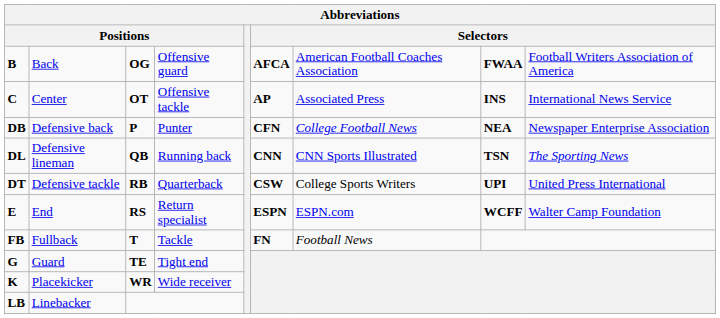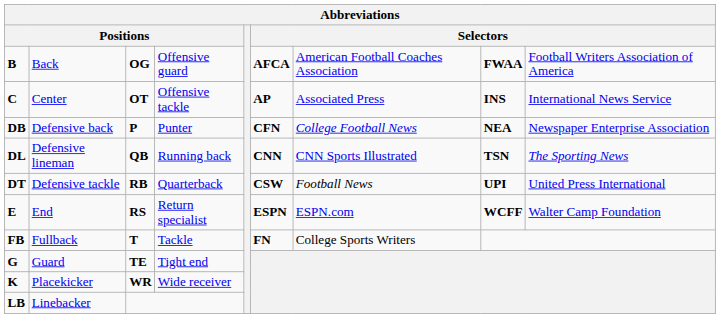(356, 184) College Sports Writers -> (334, 184) Football News
(334, 240) Football News -> (356, 240) College Sports Writers
